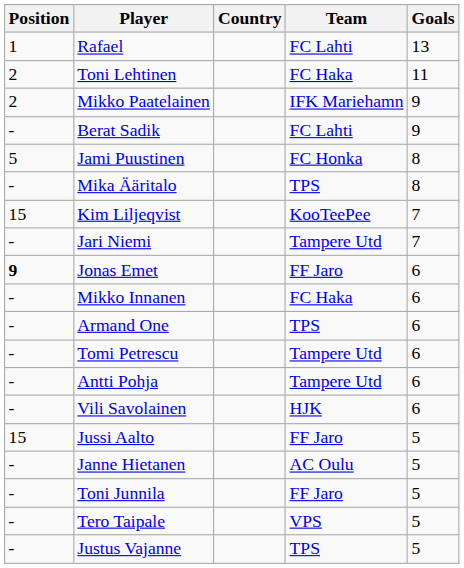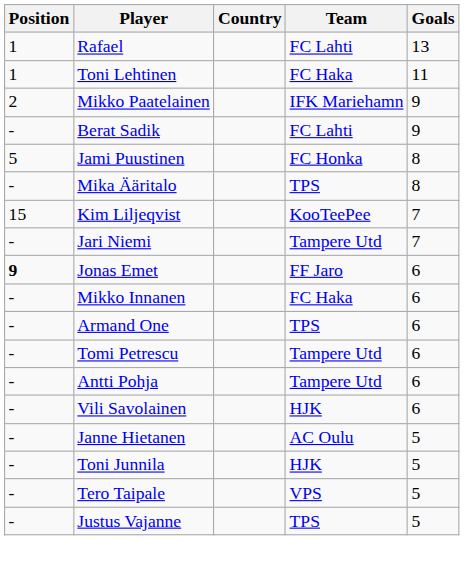(13, 74) 2 -> (13, 74) 1
- row: (116, 437)
(316, 492) FF Jaro -> (306, 465) HJK
